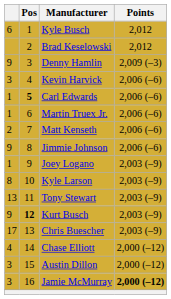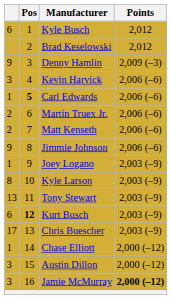(9, 113) 1 -> (9, 113) 2
(9, 214) 9 -> (9, 214) 6
(9, 248) 4 -> (9, 248) 1
